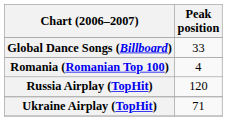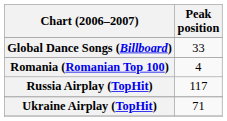(198, 86) 120 -> (198, 86) 117
